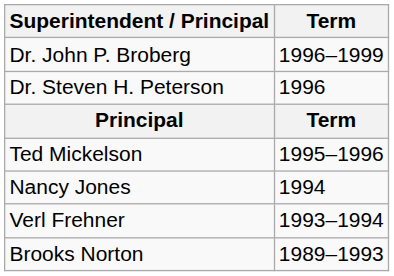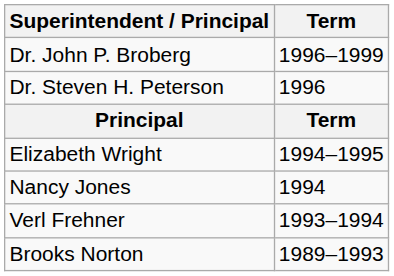- row: (76, 154)
+ row: (86, 154)
